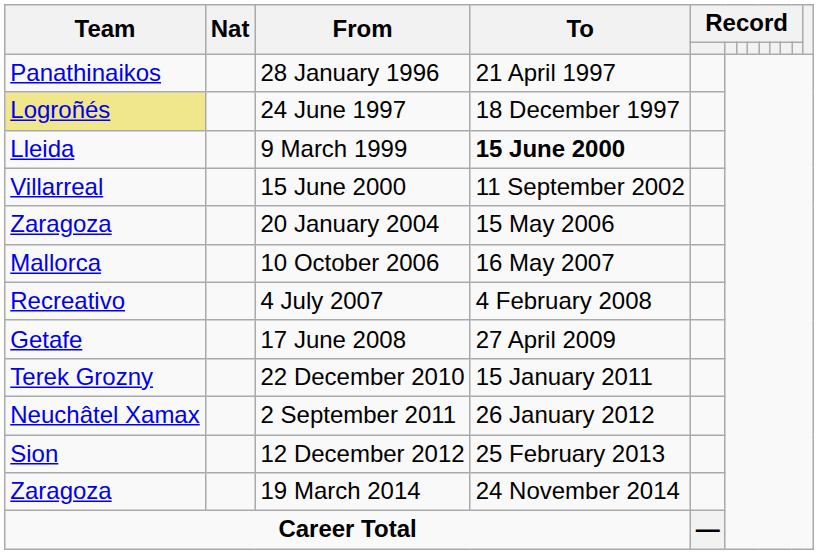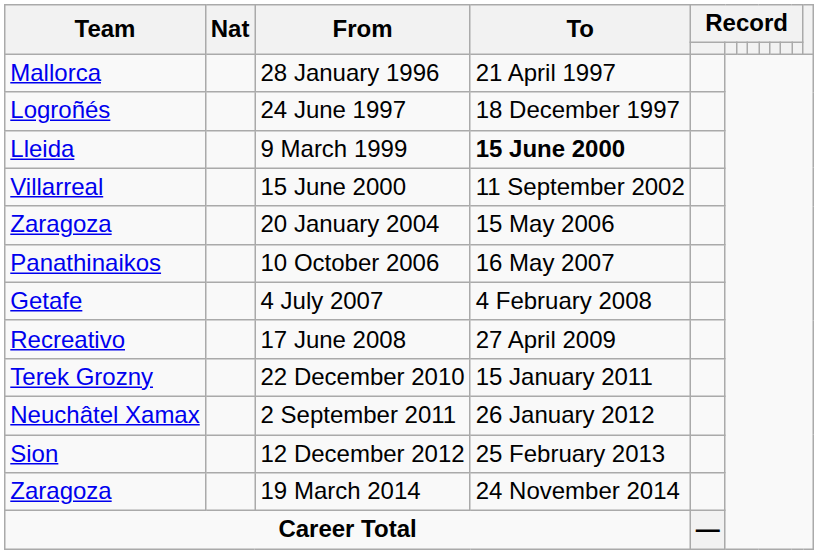(86, 72) Panathinaikos -> (56, 72) Mallorca
(60, 110) khaki background -> (60, 110) no background
(56, 262) Mallorca -> (86, 262) Panathinaikos
(68, 301) Recreativo -> (46, 301) Getafe
(46, 339) Getafe -> (68, 339) Recreativo
